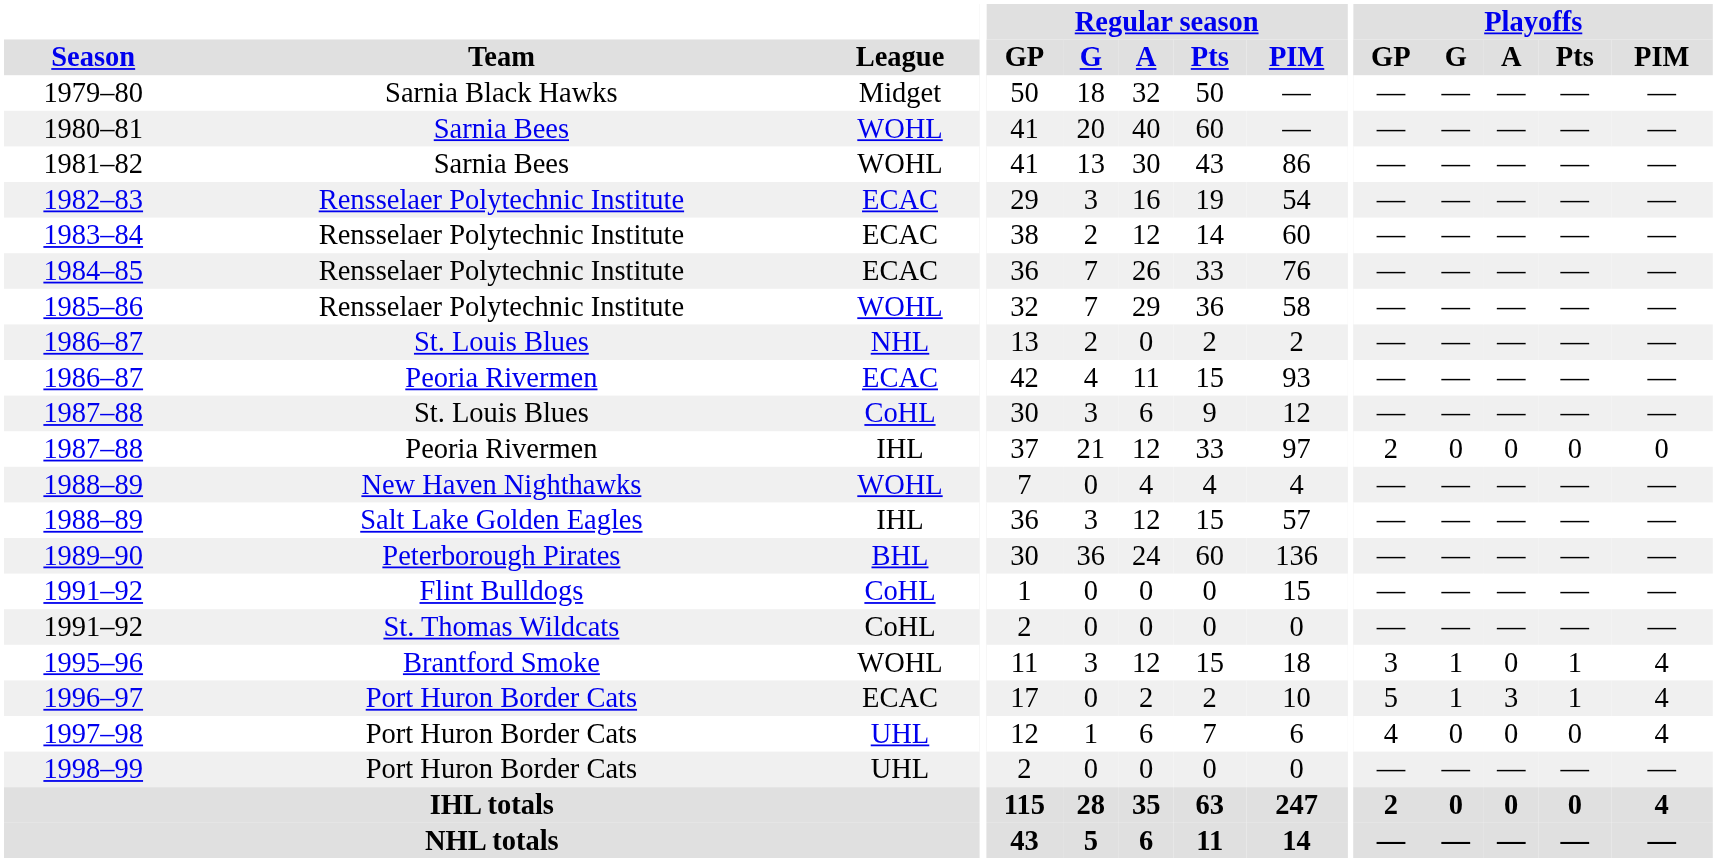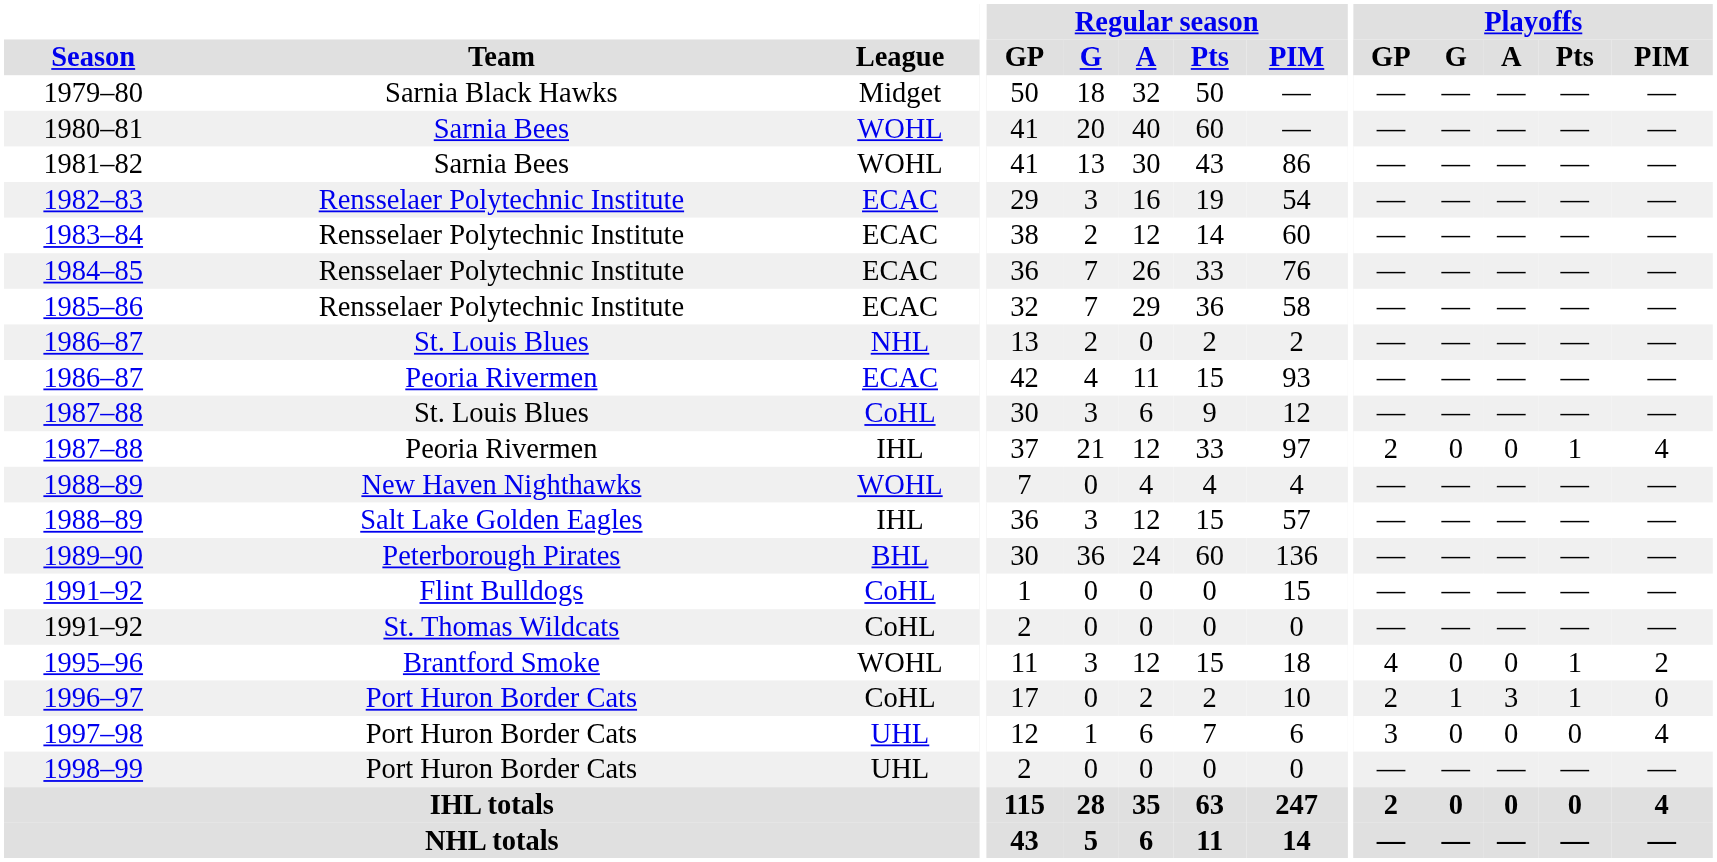(900, 306) WOHL -> (900, 306) ECAC
(1575, 448) 0 -> (1575, 448) 1
(1662, 448) 0 -> (1662, 448) 4
(1391, 662) 3 -> (1391, 662) 4
(1456, 662) 1 -> (1456, 662) 0
(1662, 662) 4 -> (1662, 662) 2
(900, 697) ECAC -> (900, 697) CoHL
(1391, 697) 5 -> (1391, 697) 2
(1662, 697) 4 -> (1662, 697) 0
(1391, 733) 4 -> (1391, 733) 3
